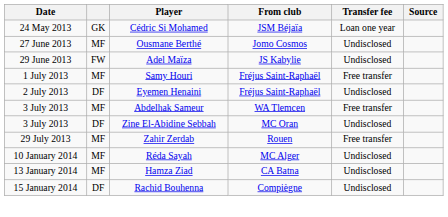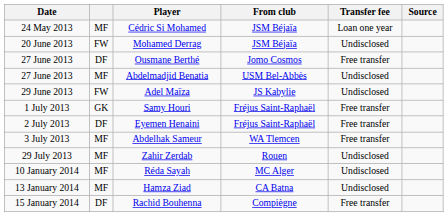(98, 27) GK -> (101, 27) MF
+ row: (167, 43)
(98, 43) MF -> (101, 59) DF
(367, 43) Undisclosed -> (365, 59) Free transfer
+ row: (167, 75)
(98, 75) MF -> (101, 107) GK
(367, 91) Undisclosed -> (365, 123) Free transfer
- row: (169, 123)
(367, 139) Free transfer -> (365, 155) Undisclosed
(367, 187) Undisclosed -> (365, 203) Free transfer
